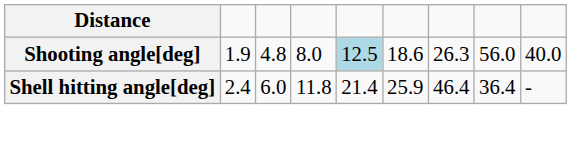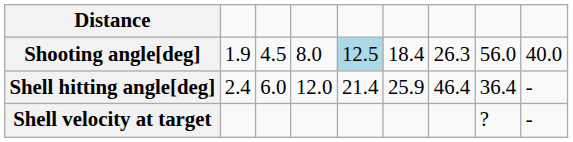(273, 53) 4.8 -> (273, 53) 4.5
(405, 53) 18.6 -> (406, 53) 18.4
(314, 86) 11.8 -> (314, 86) 12.0
+ row: (112, 119)
